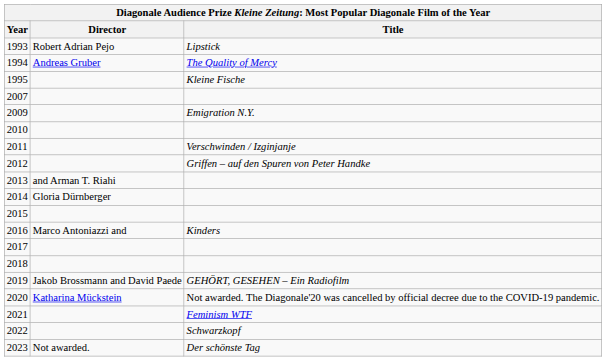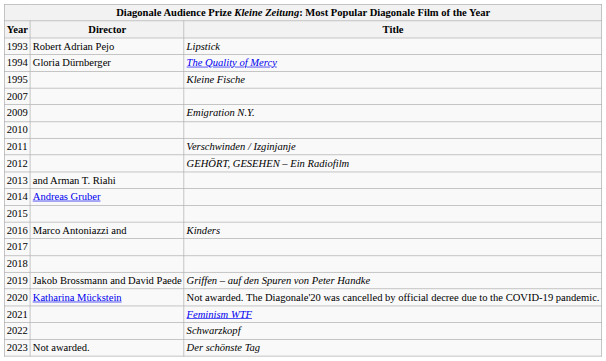(67, 63) Andreas Gruber -> (72, 63) Gloria Dürnberger
(278, 163) Griffen – auf den Spuren von Peter Handke -> (268, 163) GEHÖRT, GESEHEN – Ein Radiofilm
(72, 197) Gloria Dürnberger -> (67, 197) Andreas Gruber
(268, 280) GEHÖRT, GESEHEN – Ein Radiofilm -> (278, 280) Griffen – auf den Spuren von Peter Handke
